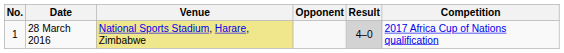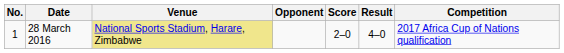+ column: (342, 12)
(364, 34) lightgrey background -> (377, 34) no background
